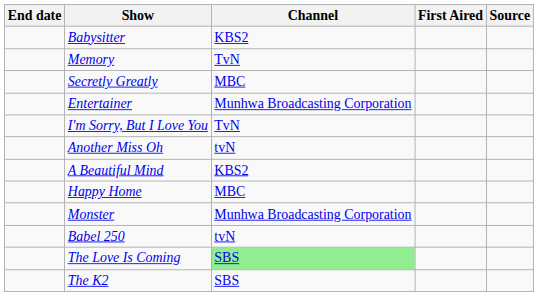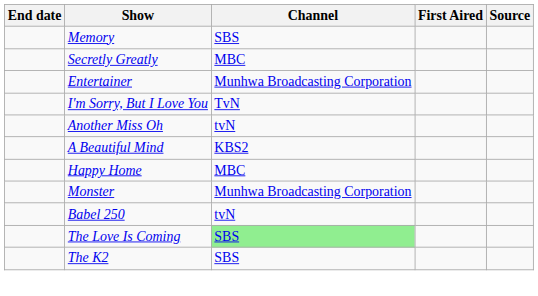- row: (96, 37)
(227, 59) TvN -> (227, 37) SBS
